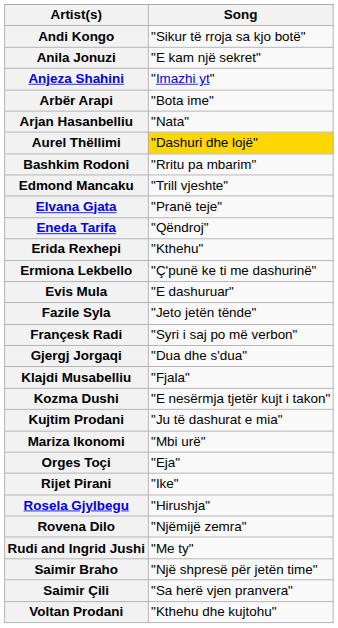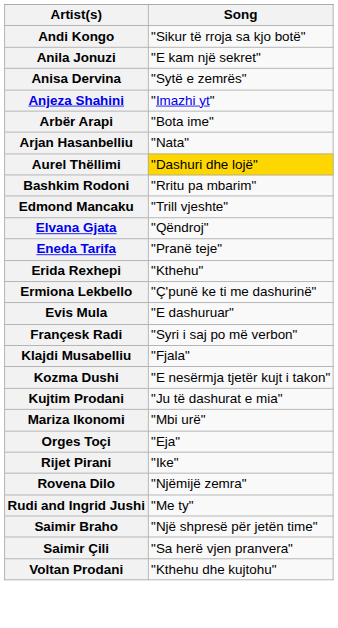+ row: (76, 79)
(187, 206) "Pranë teje" -> (180, 228) "Qëndroj"
(180, 228) "Qëndroj" -> (187, 249) "Pranë teje"
- row: (76, 313)
- row: (76, 356)
- row: (76, 505)
